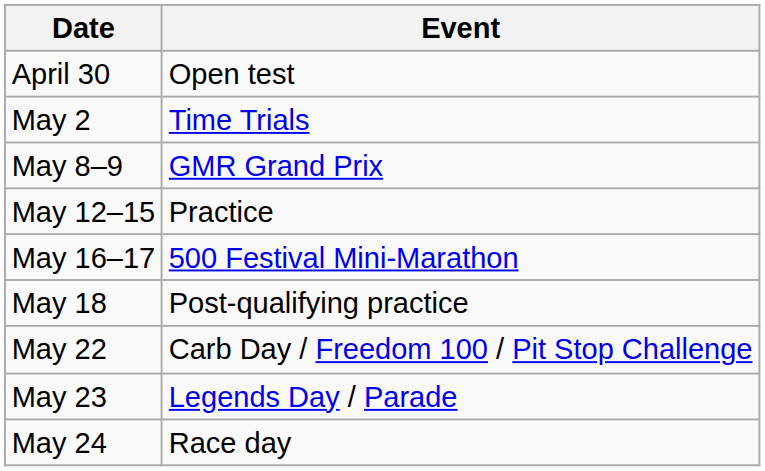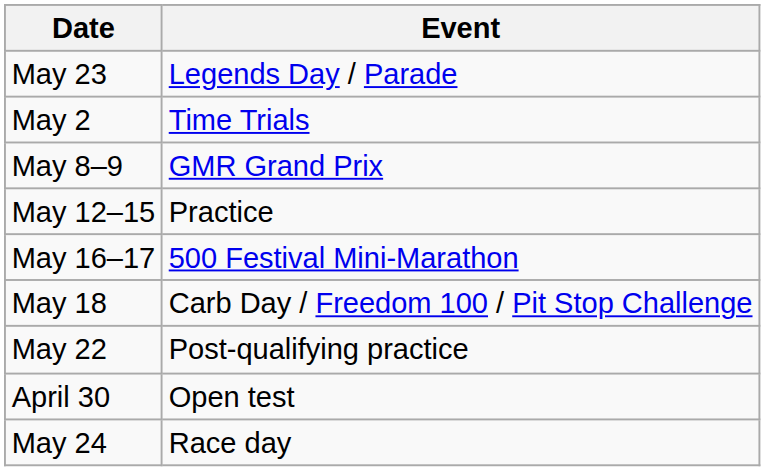rows swapped: (61, 74) <-> (59, 396)
(319, 304) Post-qualifying practice -> (461, 304) Carb Day / Freedom 100 / Pit Stop Challenge
(461, 350) Carb Day / Freedom 100 / Pit Stop Challenge -> (319, 350) Post-qualifying practice
